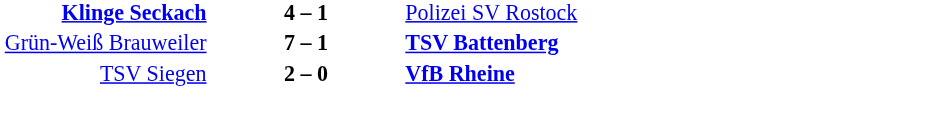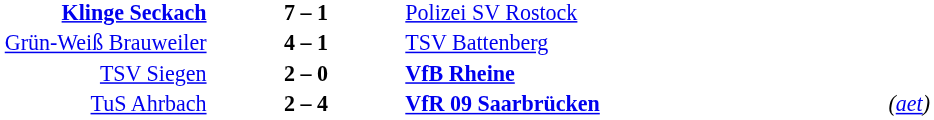(306, 12) 4 – 1 -> (306, 12) 7 – 1
(306, 42) 7 – 1 -> (306, 42) 4 – 1
(482, 42) bold -> (477, 42) normal
+ row: (149, 104)
